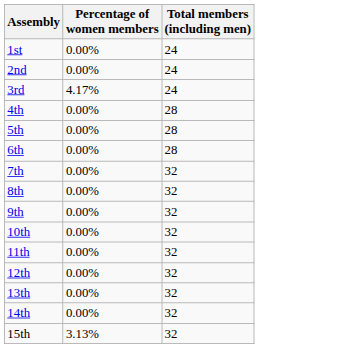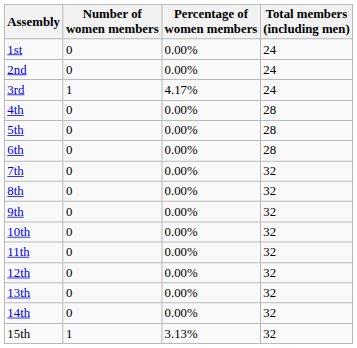+ column: (112, 21)
